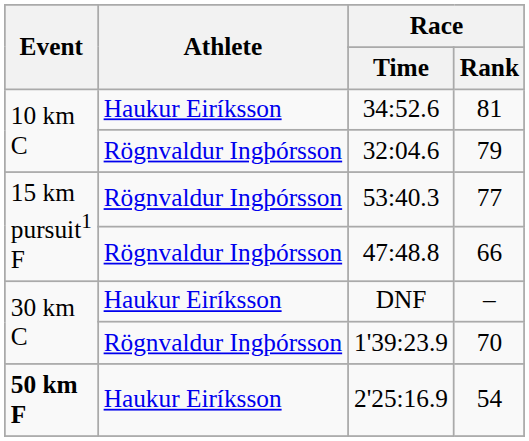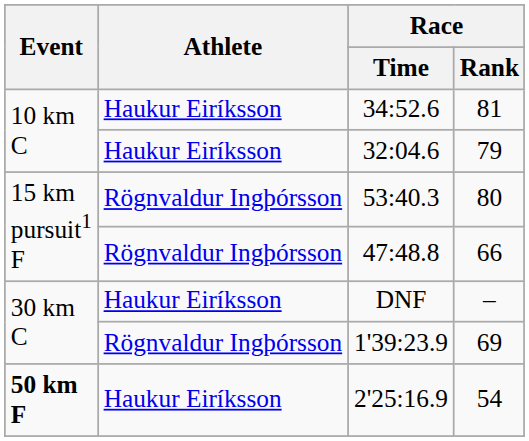(223, 151) Rögnvaldur Ingþórsson -> (193, 151) Haukur Eiríksson
(489, 199) 77 -> (489, 199) 80
(489, 343) 70 -> (489, 343) 69
